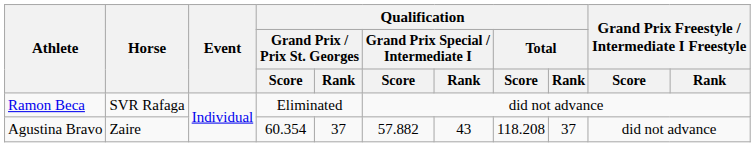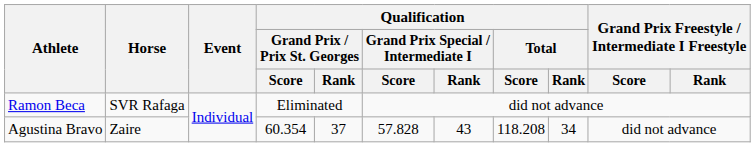(398, 130) 57.882 -> (398, 130) 57.828
(569, 130) 37 -> (569, 130) 34
